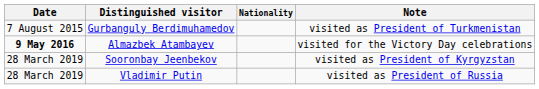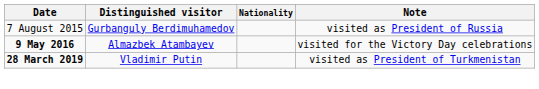(415, 28) visited as President of Turkmenistan -> (415, 28) visited as President of Russia
- row: (161, 60)
(45, 76) normal -> (45, 60) bold
(415, 76) visited as President of Russia -> (415, 60) visited as President of Turkmenistan
